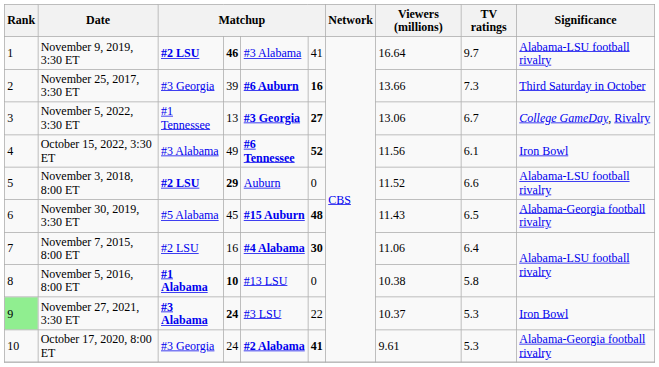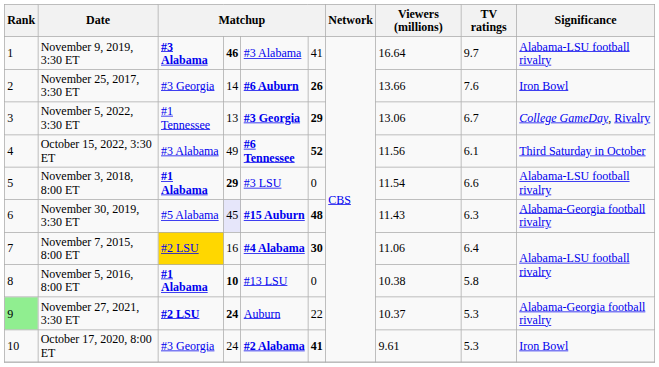(180, 53) #2 LSU -> (184, 53) #3 Alabama
(232, 85) 39 -> (232, 85) 14
(317, 85) 16 -> (317, 85) 26
(471, 85) 7.3 -> (471, 85) 7.6
(582, 85) Third Saturday in October -> (544, 85) Iron Bowl
(317, 118) 27 -> (317, 118) 29
(544, 150) Iron Bowl -> (582, 150) Third Saturday in October
(180, 183) #2 LSU -> (184, 183) #1 Alabama
(262, 183) Auburn -> (263, 183) #3 LSU
(392, 183) 11.52 -> (392, 183) 11.54
(232, 215) no background -> (232, 215) lavender background
(471, 215) 6.5 -> (471, 215) 6.3
(180, 248) no background -> (180, 248) gold background
(184, 313) #3 Alabama -> (180, 313) #2 LSU
(263, 313) #3 LSU -> (262, 313) Auburn
(544, 313) Iron Bowl -> (582, 313) Alabama-Georgia football rivalry
(582, 346) Alabama-Georgia football rivalry -> (544, 346) Iron Bowl
